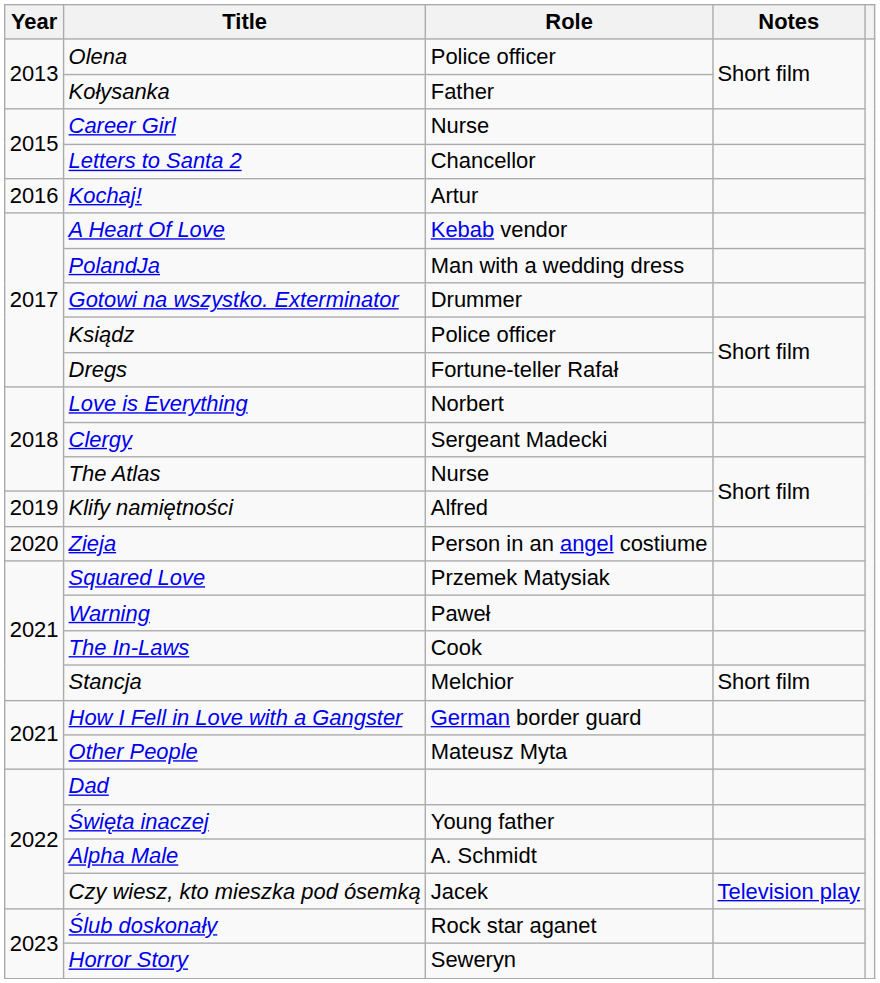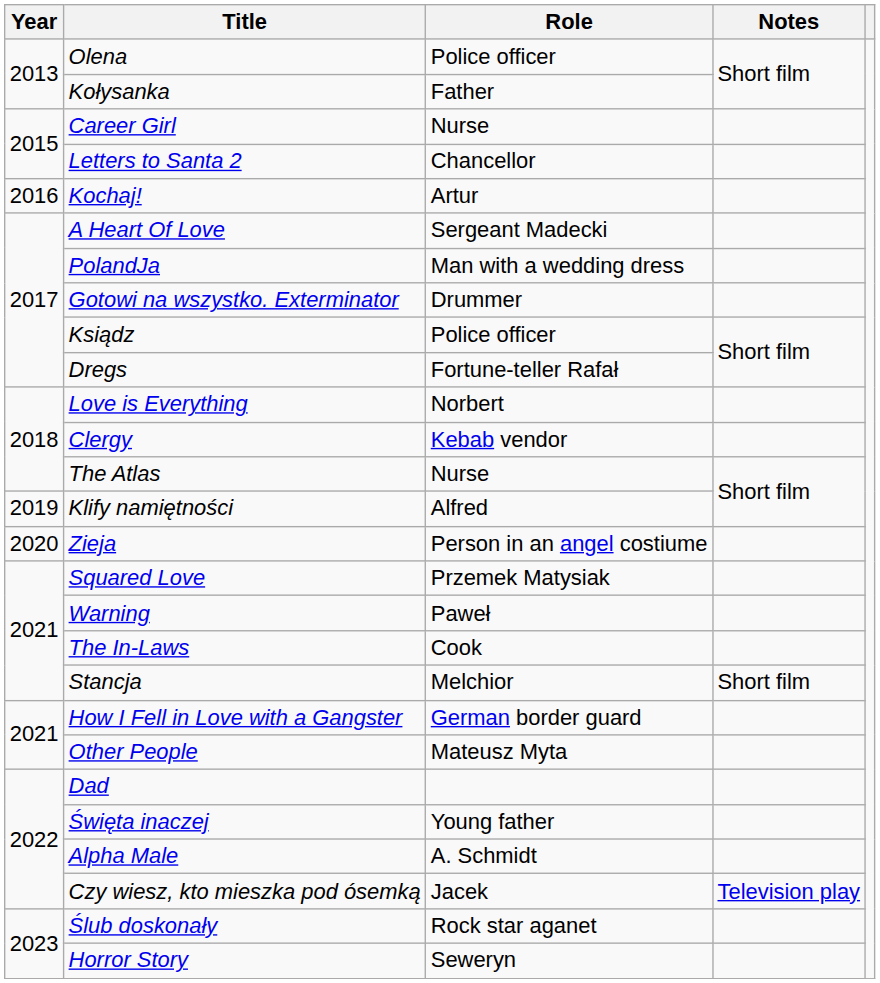(499, 230) Kebab vendor -> (519, 230) Sergeant Madecki
(519, 439) Sergeant Madecki -> (499, 439) Kebab vendor
